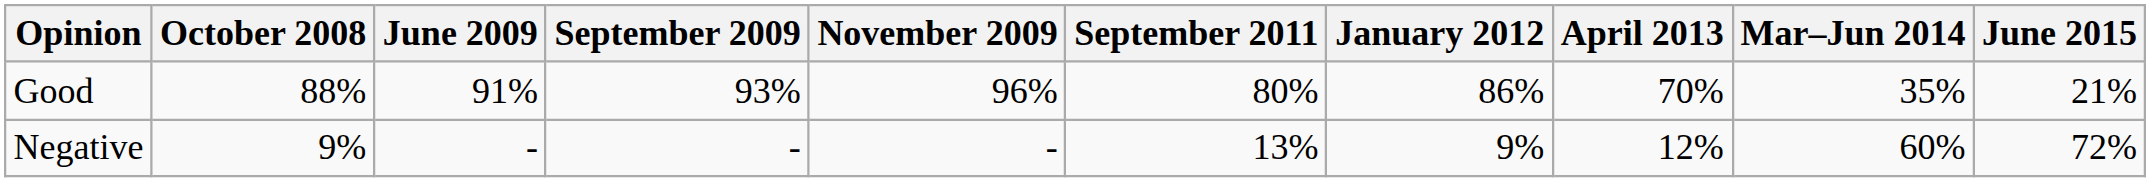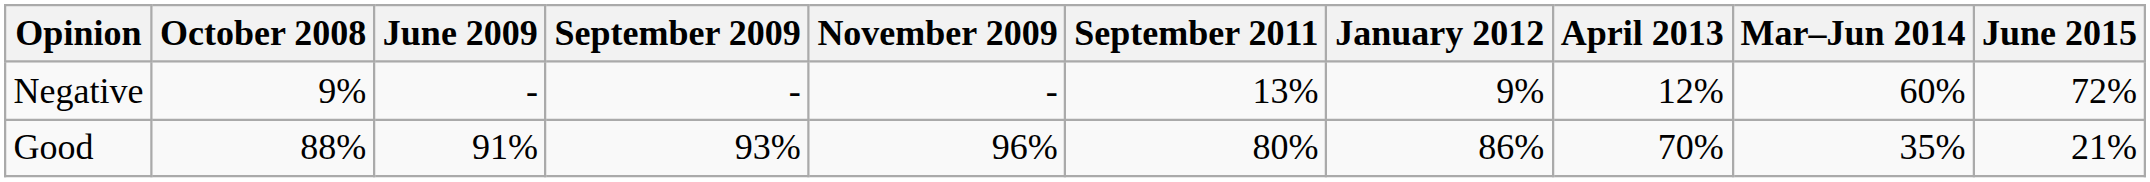rows swapped: (53, 90) <-> (78, 147)
